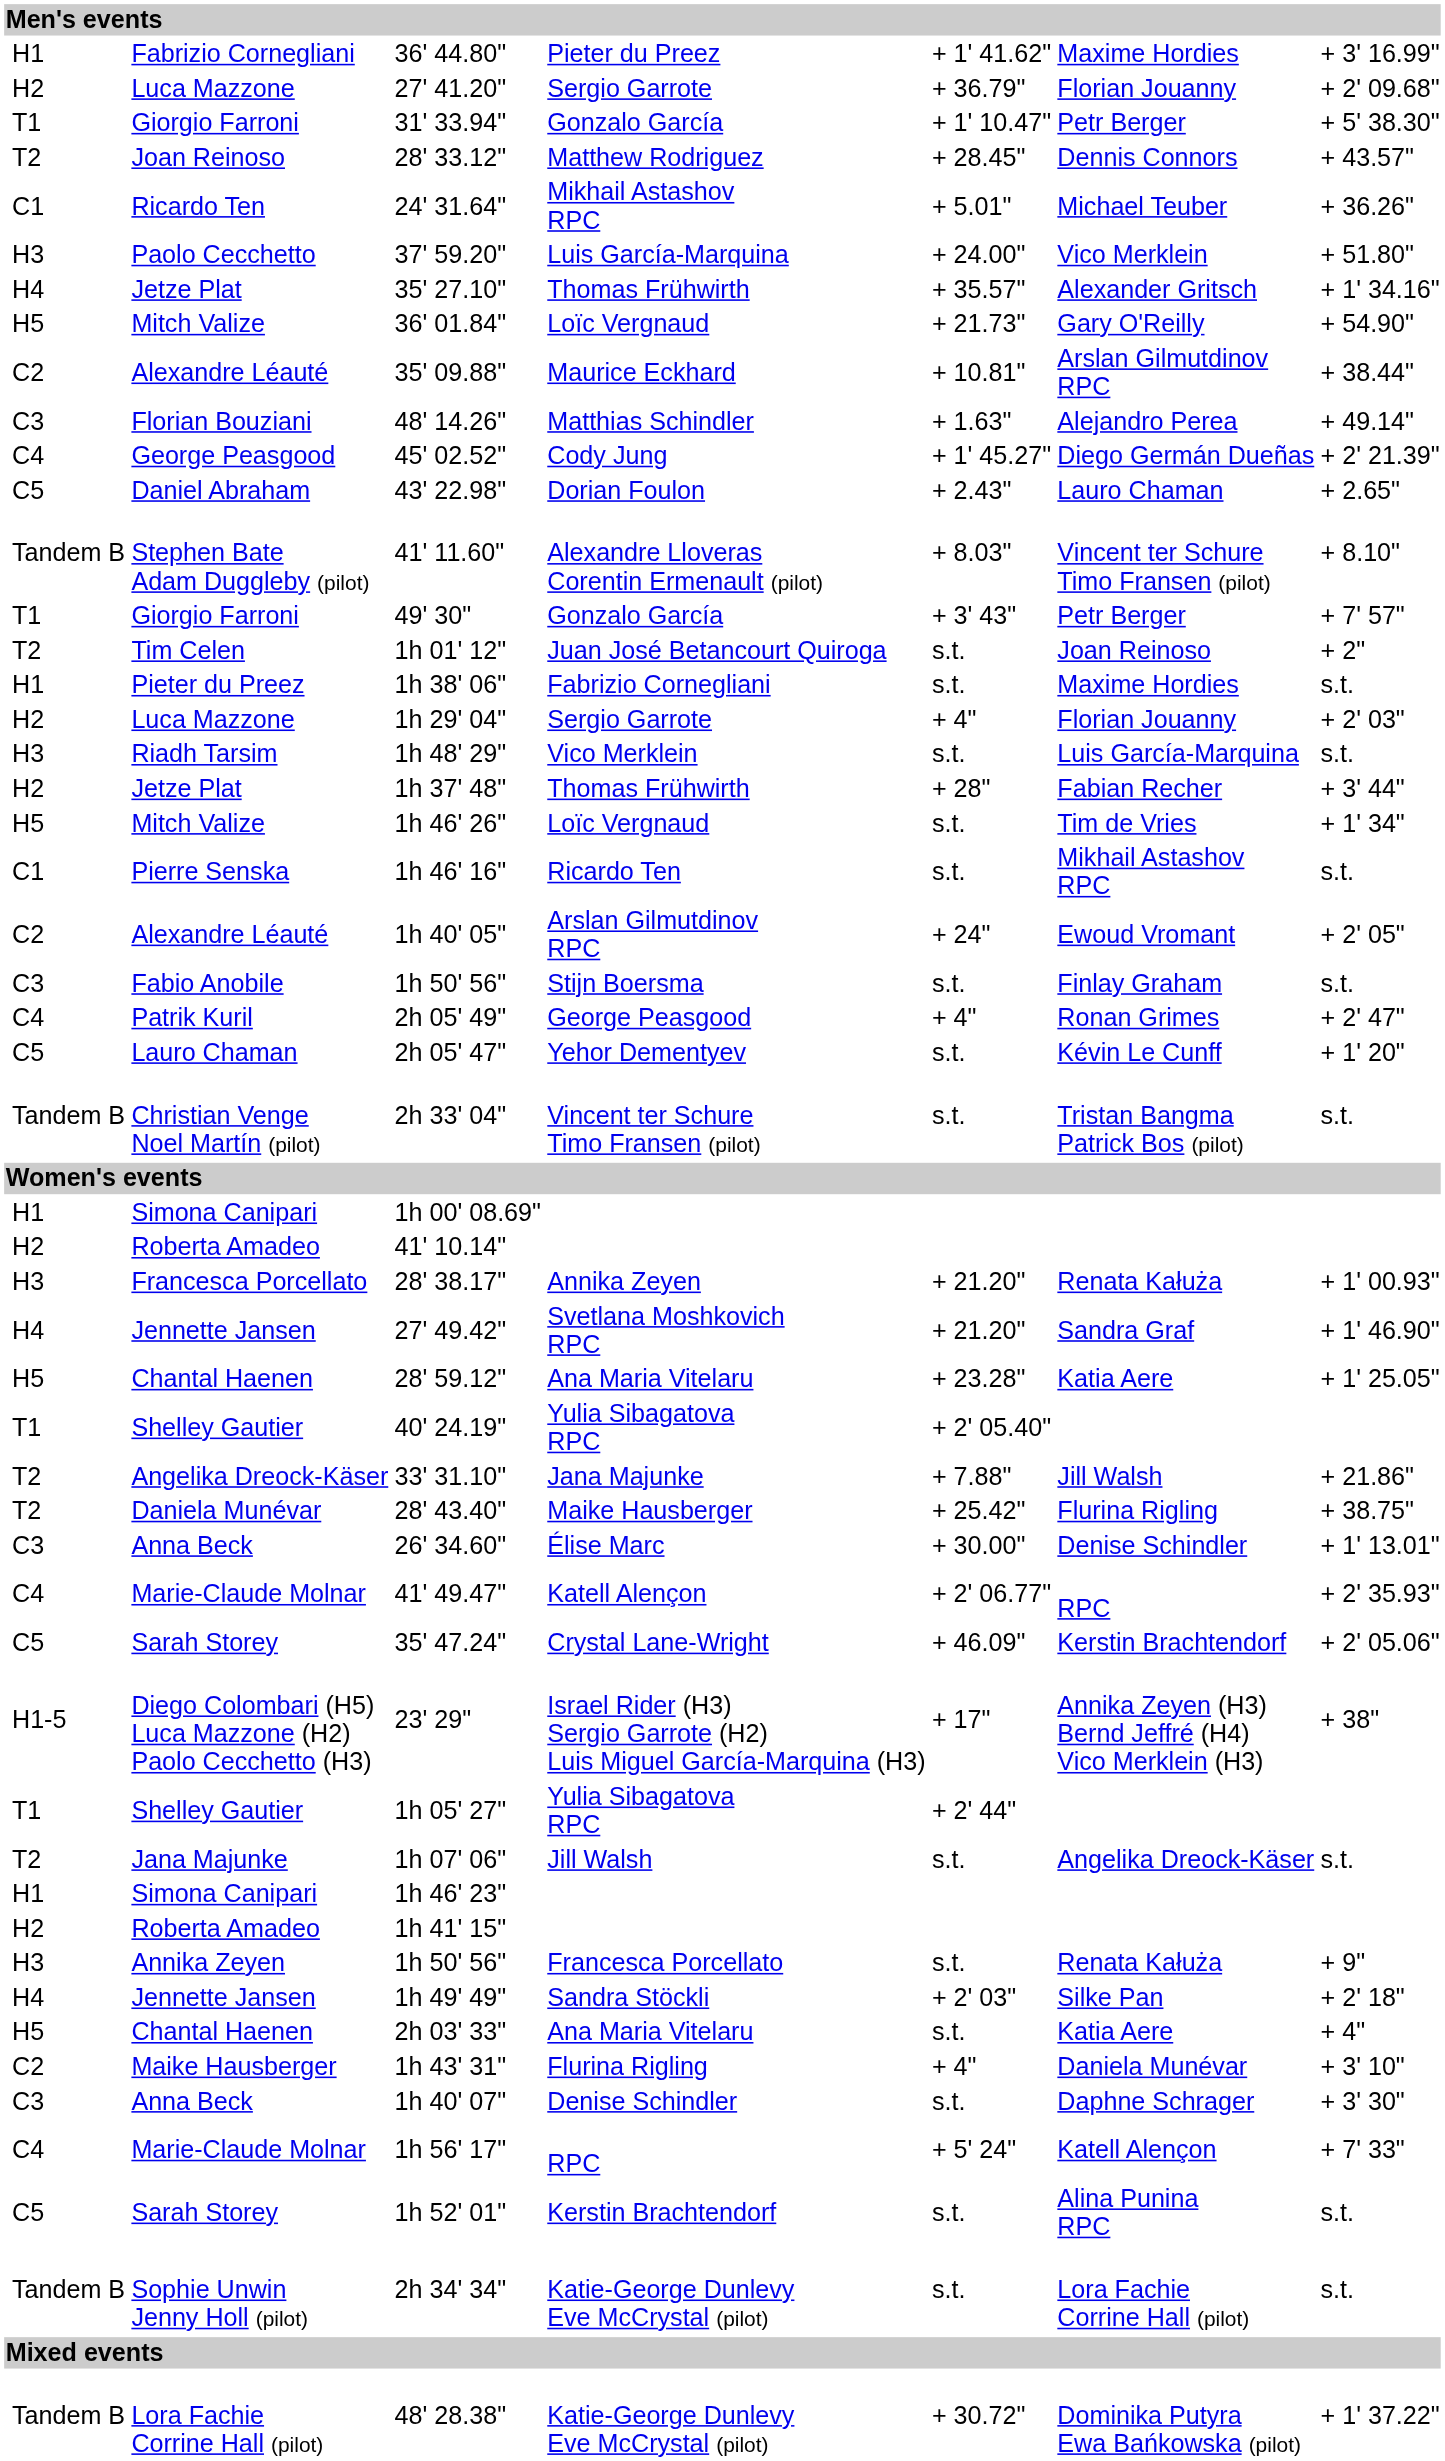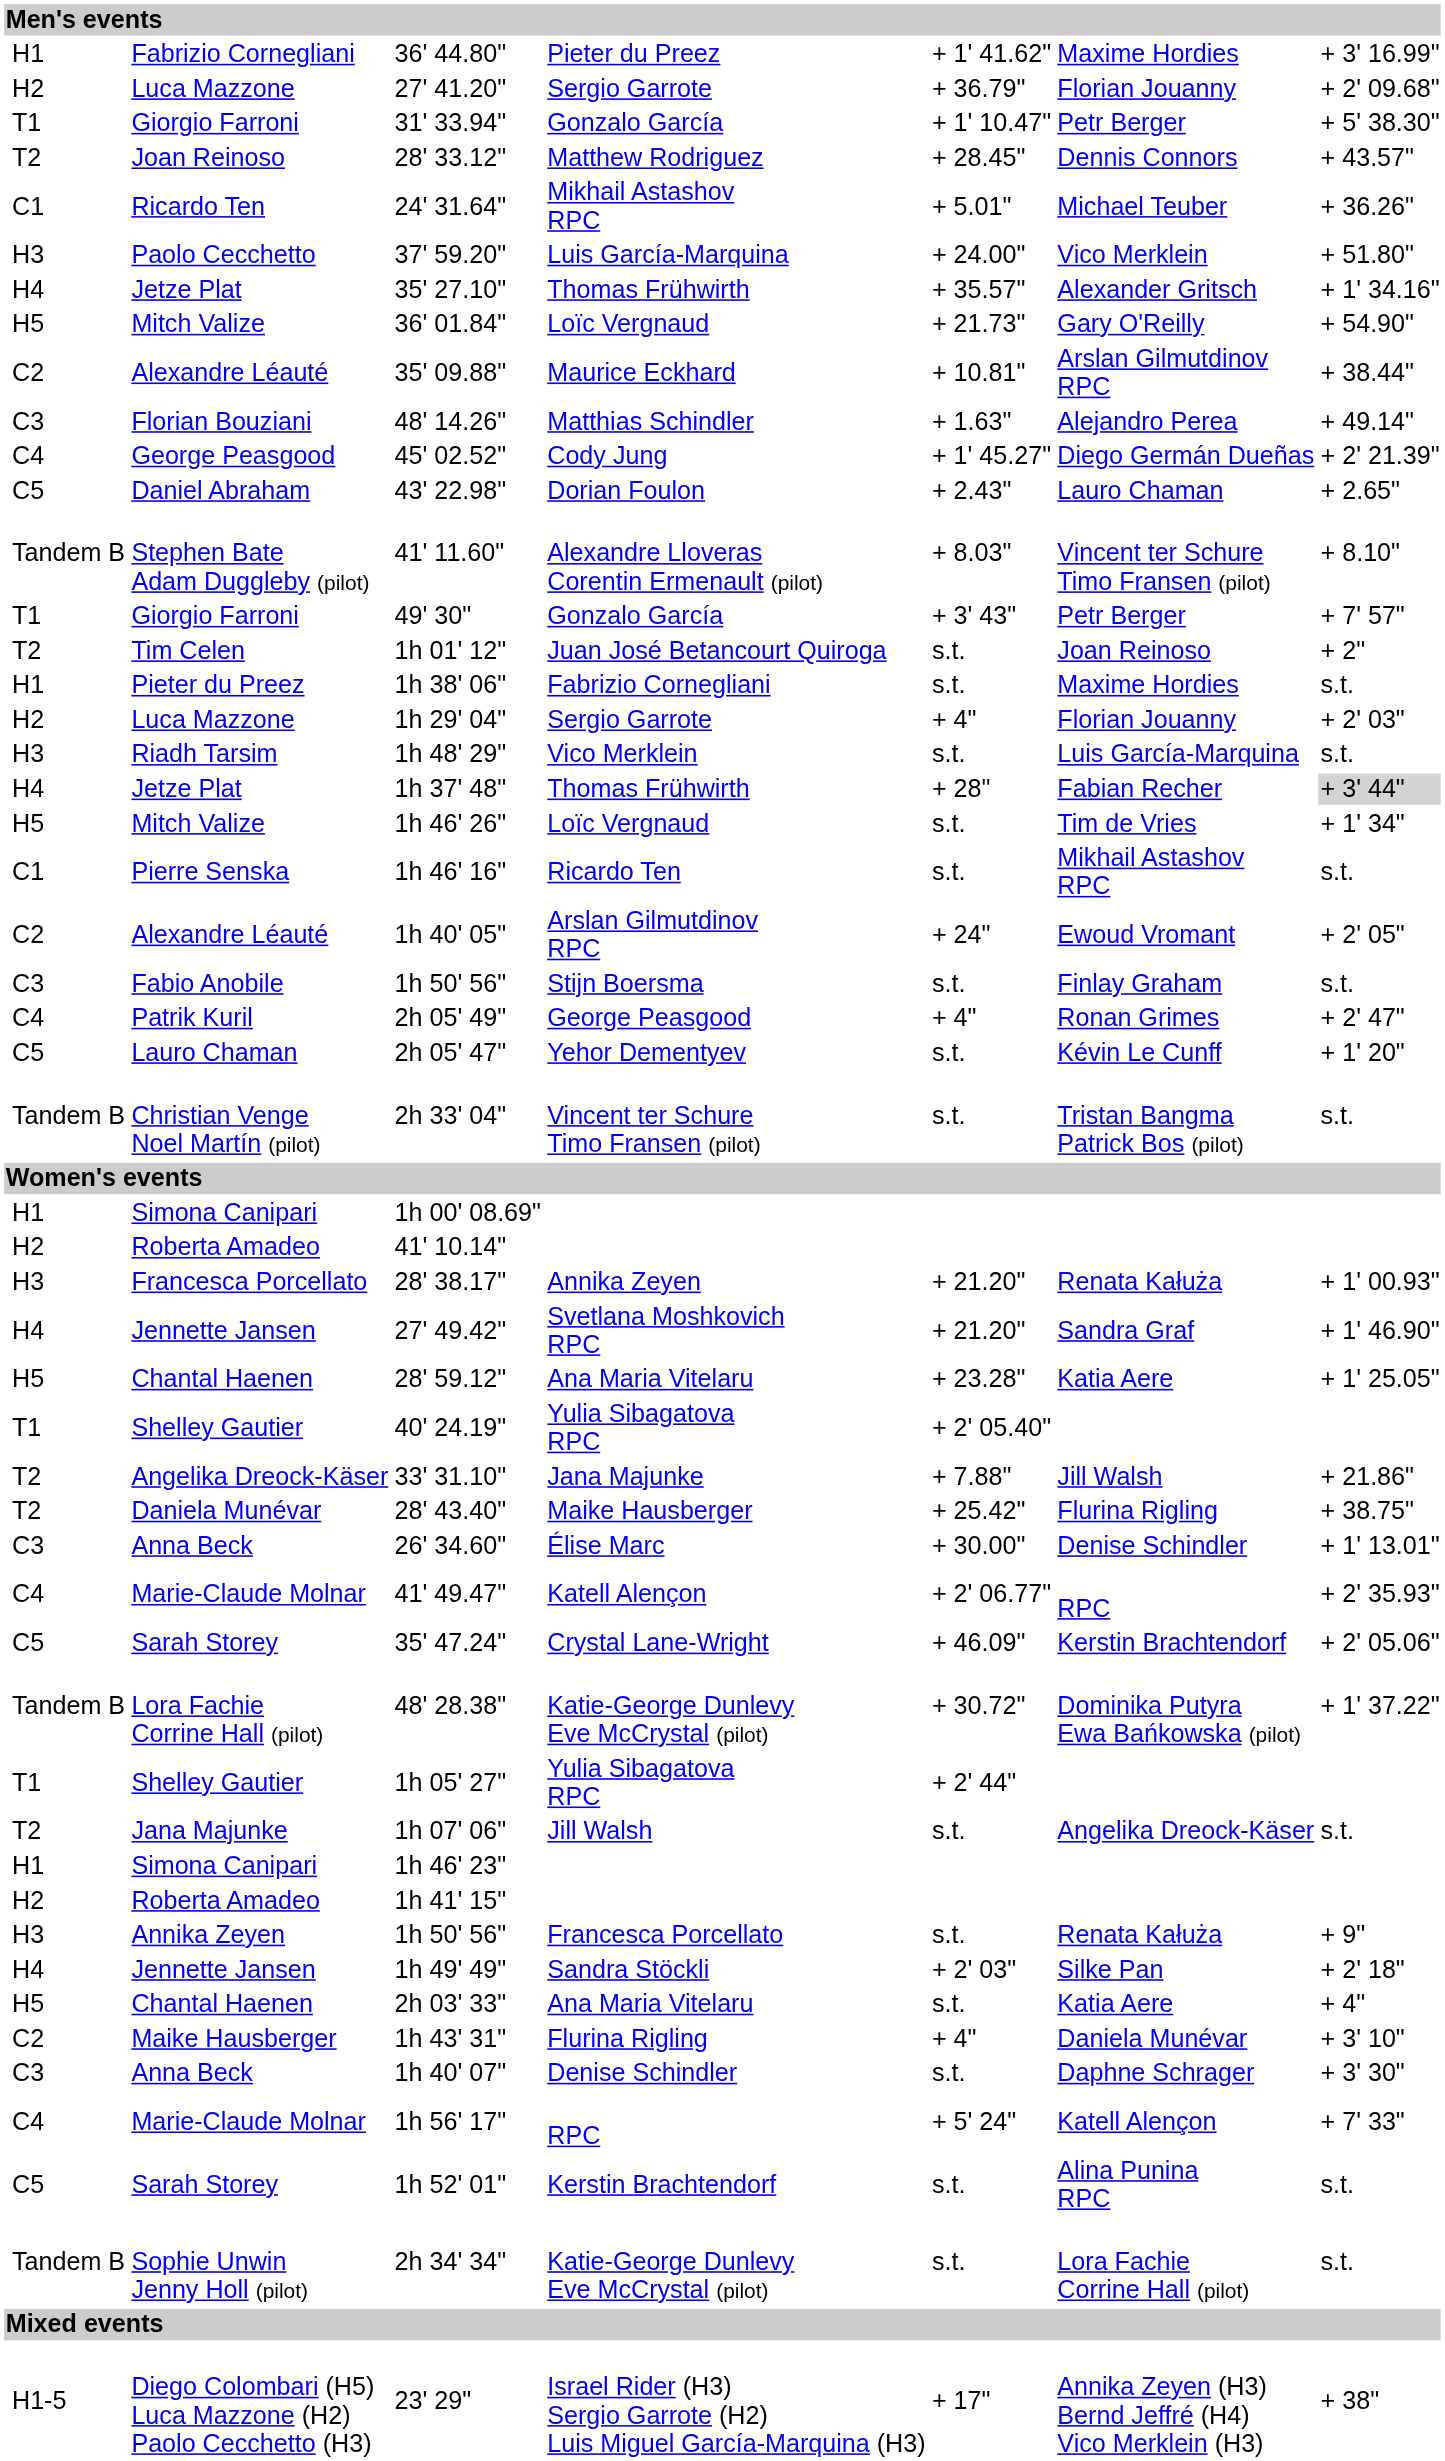(28, 788) H2 -> (28, 788) H4
(1363, 788) no background -> (1363, 788) lightgrey background
rows swapped: (227, 2429) <-> (253, 1733)
